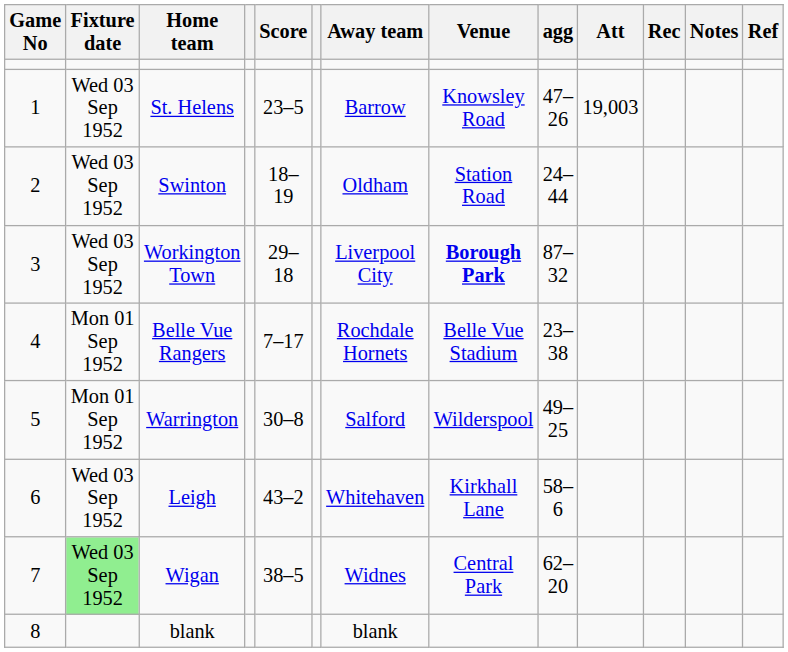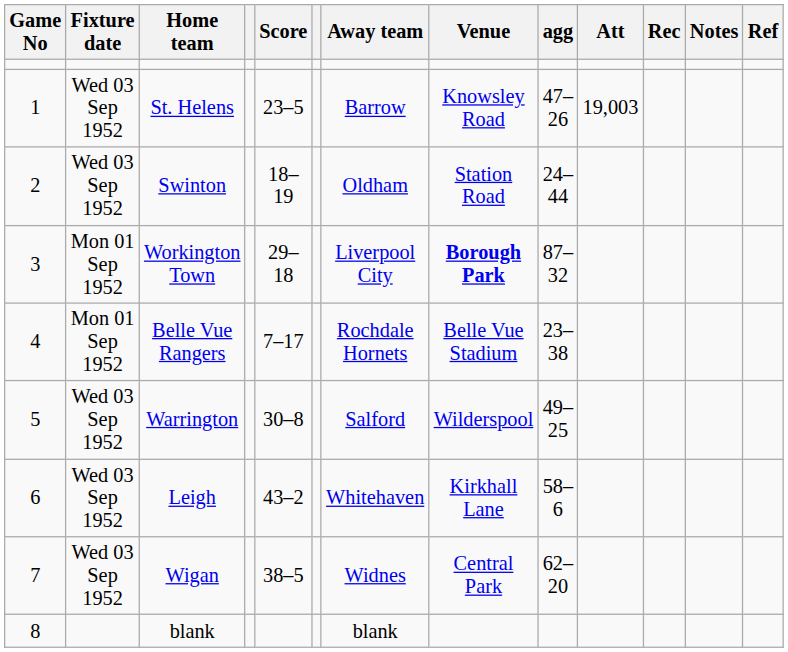(103, 263) Wed 03 Sep 1952 -> (103, 263) Mon 01 Sep 1952
(103, 419) Mon 01 Sep 1952 -> (103, 419) Wed 03 Sep 1952
(103, 575) lightgreen background -> (103, 575) no background
